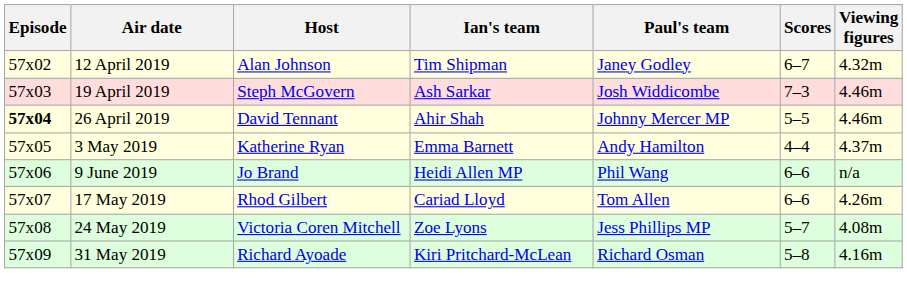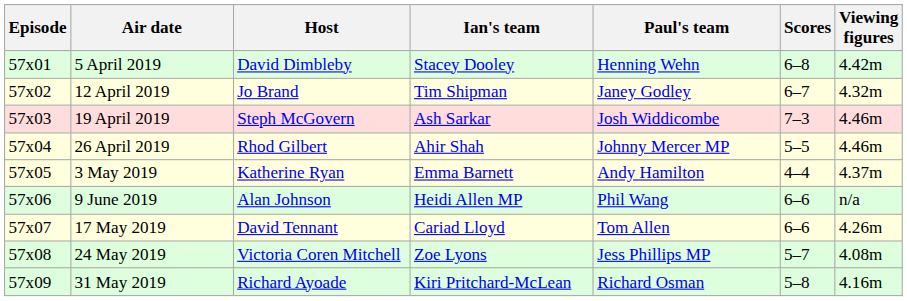+ row: (118, 64)
(284, 64) Alan Johnson -> (268, 91) Jo Brand
(30, 118) bold -> (30, 145) normal
(287, 118) David Tennant -> (282, 145) Rhod Gilbert
(268, 173) Jo Brand -> (284, 200) Alan Johnson
(282, 200) Rhod Gilbert -> (287, 227) David Tennant
